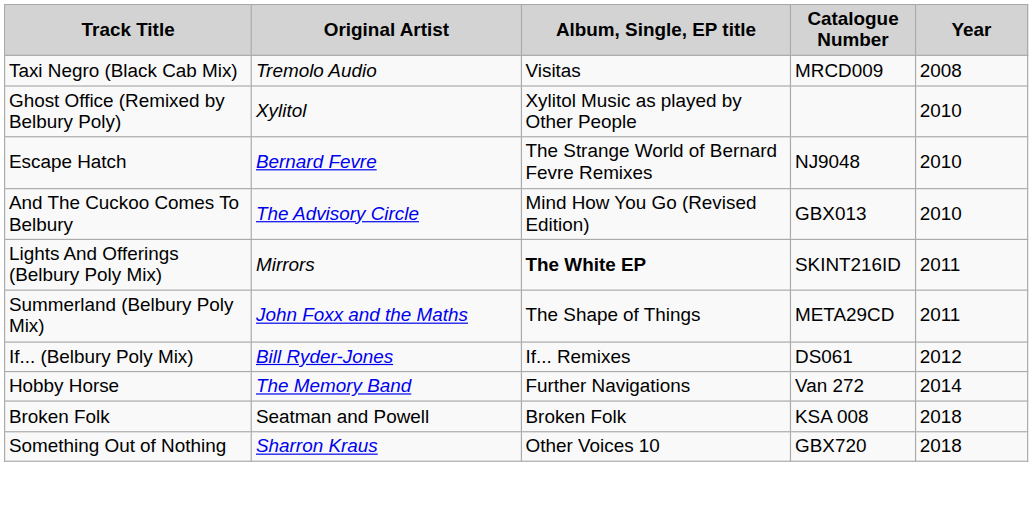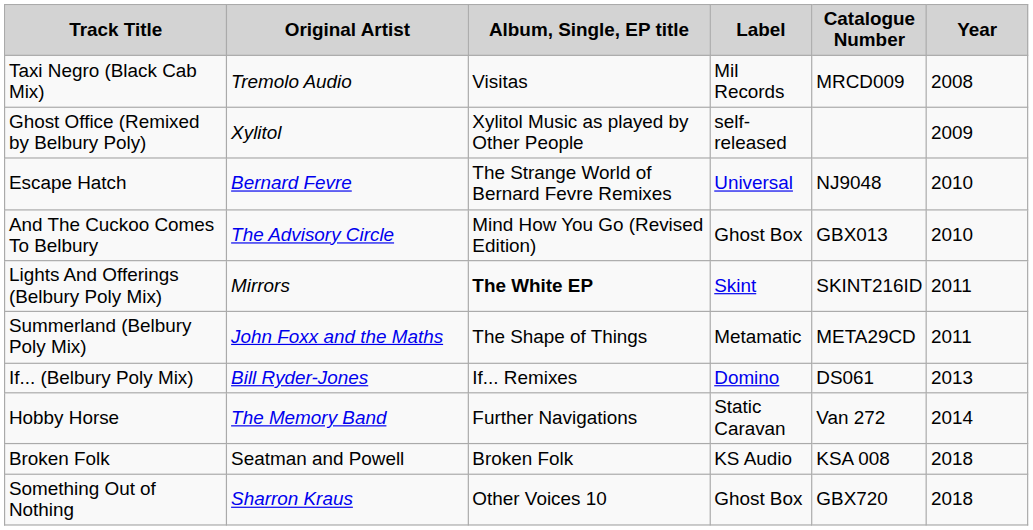+ column: (761, 30)
(941, 111) 2010 -> (952, 132) 2009
(941, 356) 2012 -> (952, 377) 2013
